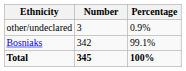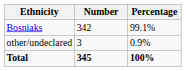rows swapped: (24, 43) <-> (39, 27)
